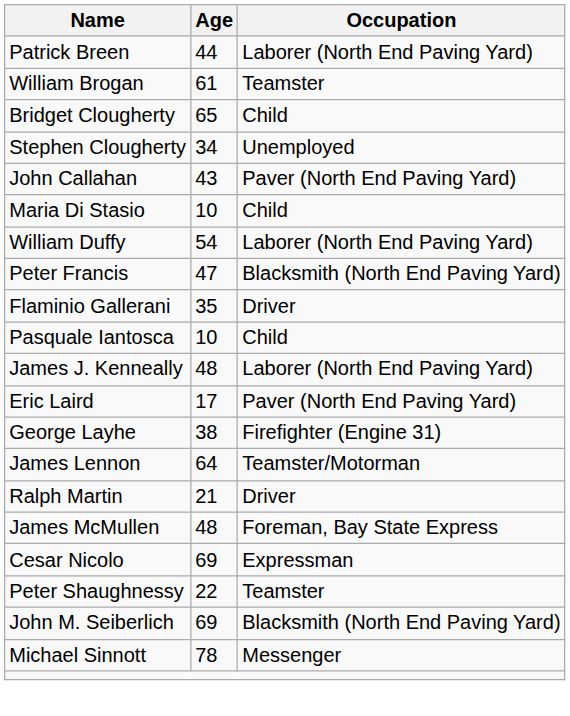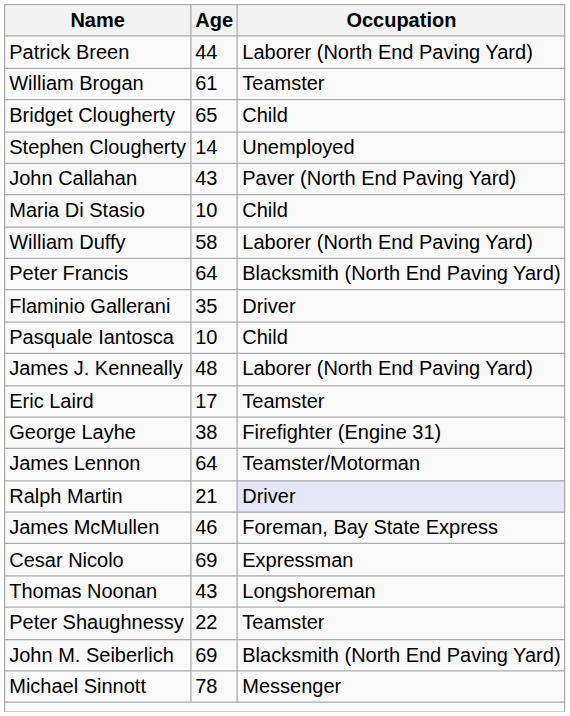(206, 147) 34 -> (206, 147) 14
(206, 242) 54 -> (206, 242) 58
(206, 274) 47 -> (206, 274) 64
(379, 400) Paver (North End Paving Yard) -> (283, 400) Teamster
(269, 496) no background -> (269, 496) lavender background
(206, 527) 48 -> (206, 527) 46
+ row: (83, 591)
